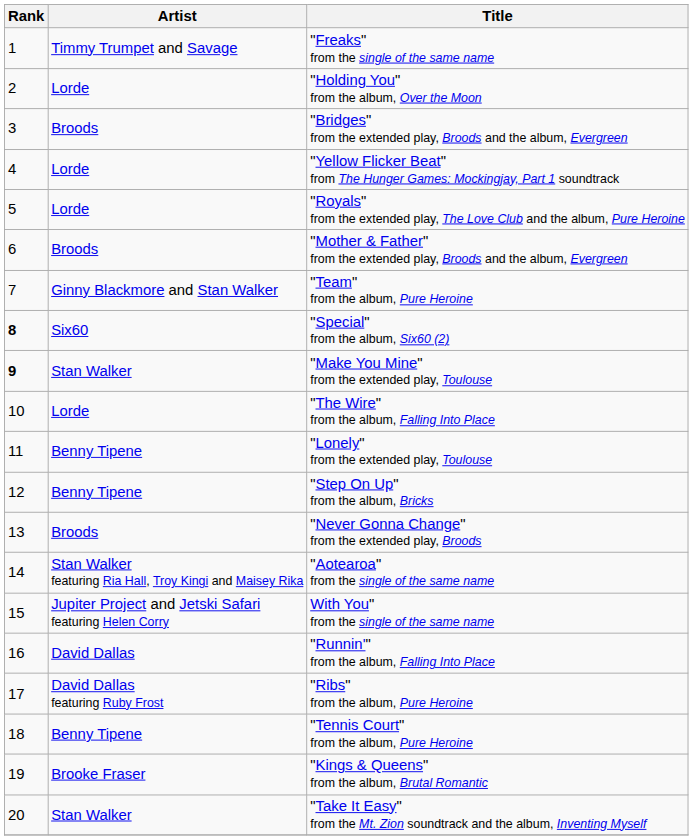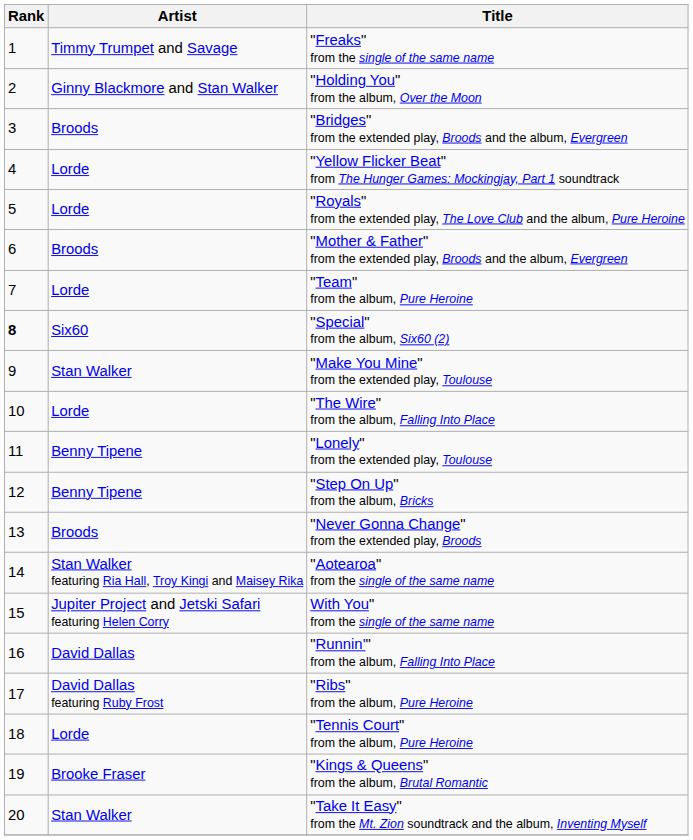(70, 88) Lorde -> (165, 88) Ginny Blackmore and Stan Walker
(165, 290) Ginny Blackmore and Stan Walker -> (70, 290) Lorde
(12, 370) bold -> (12, 370) normal
(97, 734) Benny Tipene -> (70, 734) Lorde
